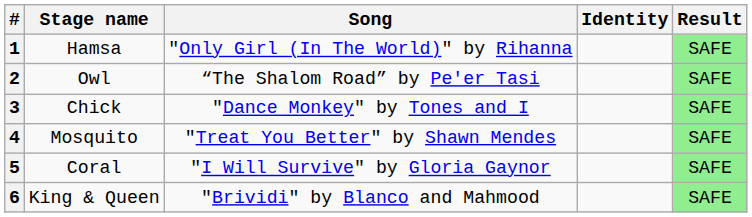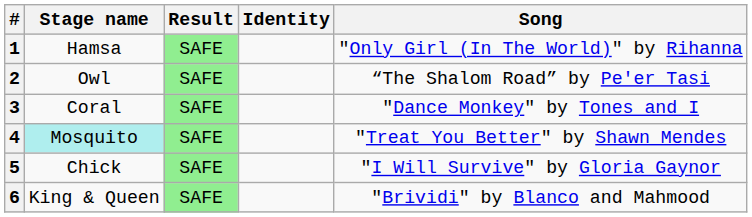columns swapped: (370, 20) <-> (710, 20)
(94, 109) Chick -> (94, 109) Coral
(94, 138) no background -> (94, 138) paleturquoise background
(94, 168) Coral -> (94, 168) Chick
